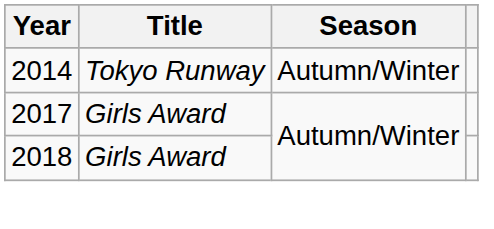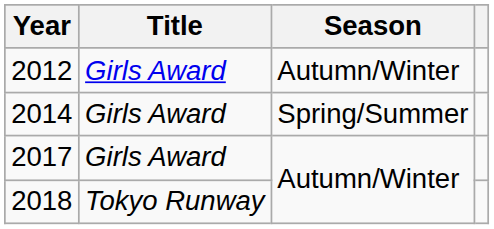+ row: (42, 69)
(175, 69) Tokyo Runway -> (155, 113) Girls Award
(368, 69) Autumn/Winter -> (373, 113) Spring/Summer
(155, 157) Girls Award -> (175, 200) Tokyo Runway
